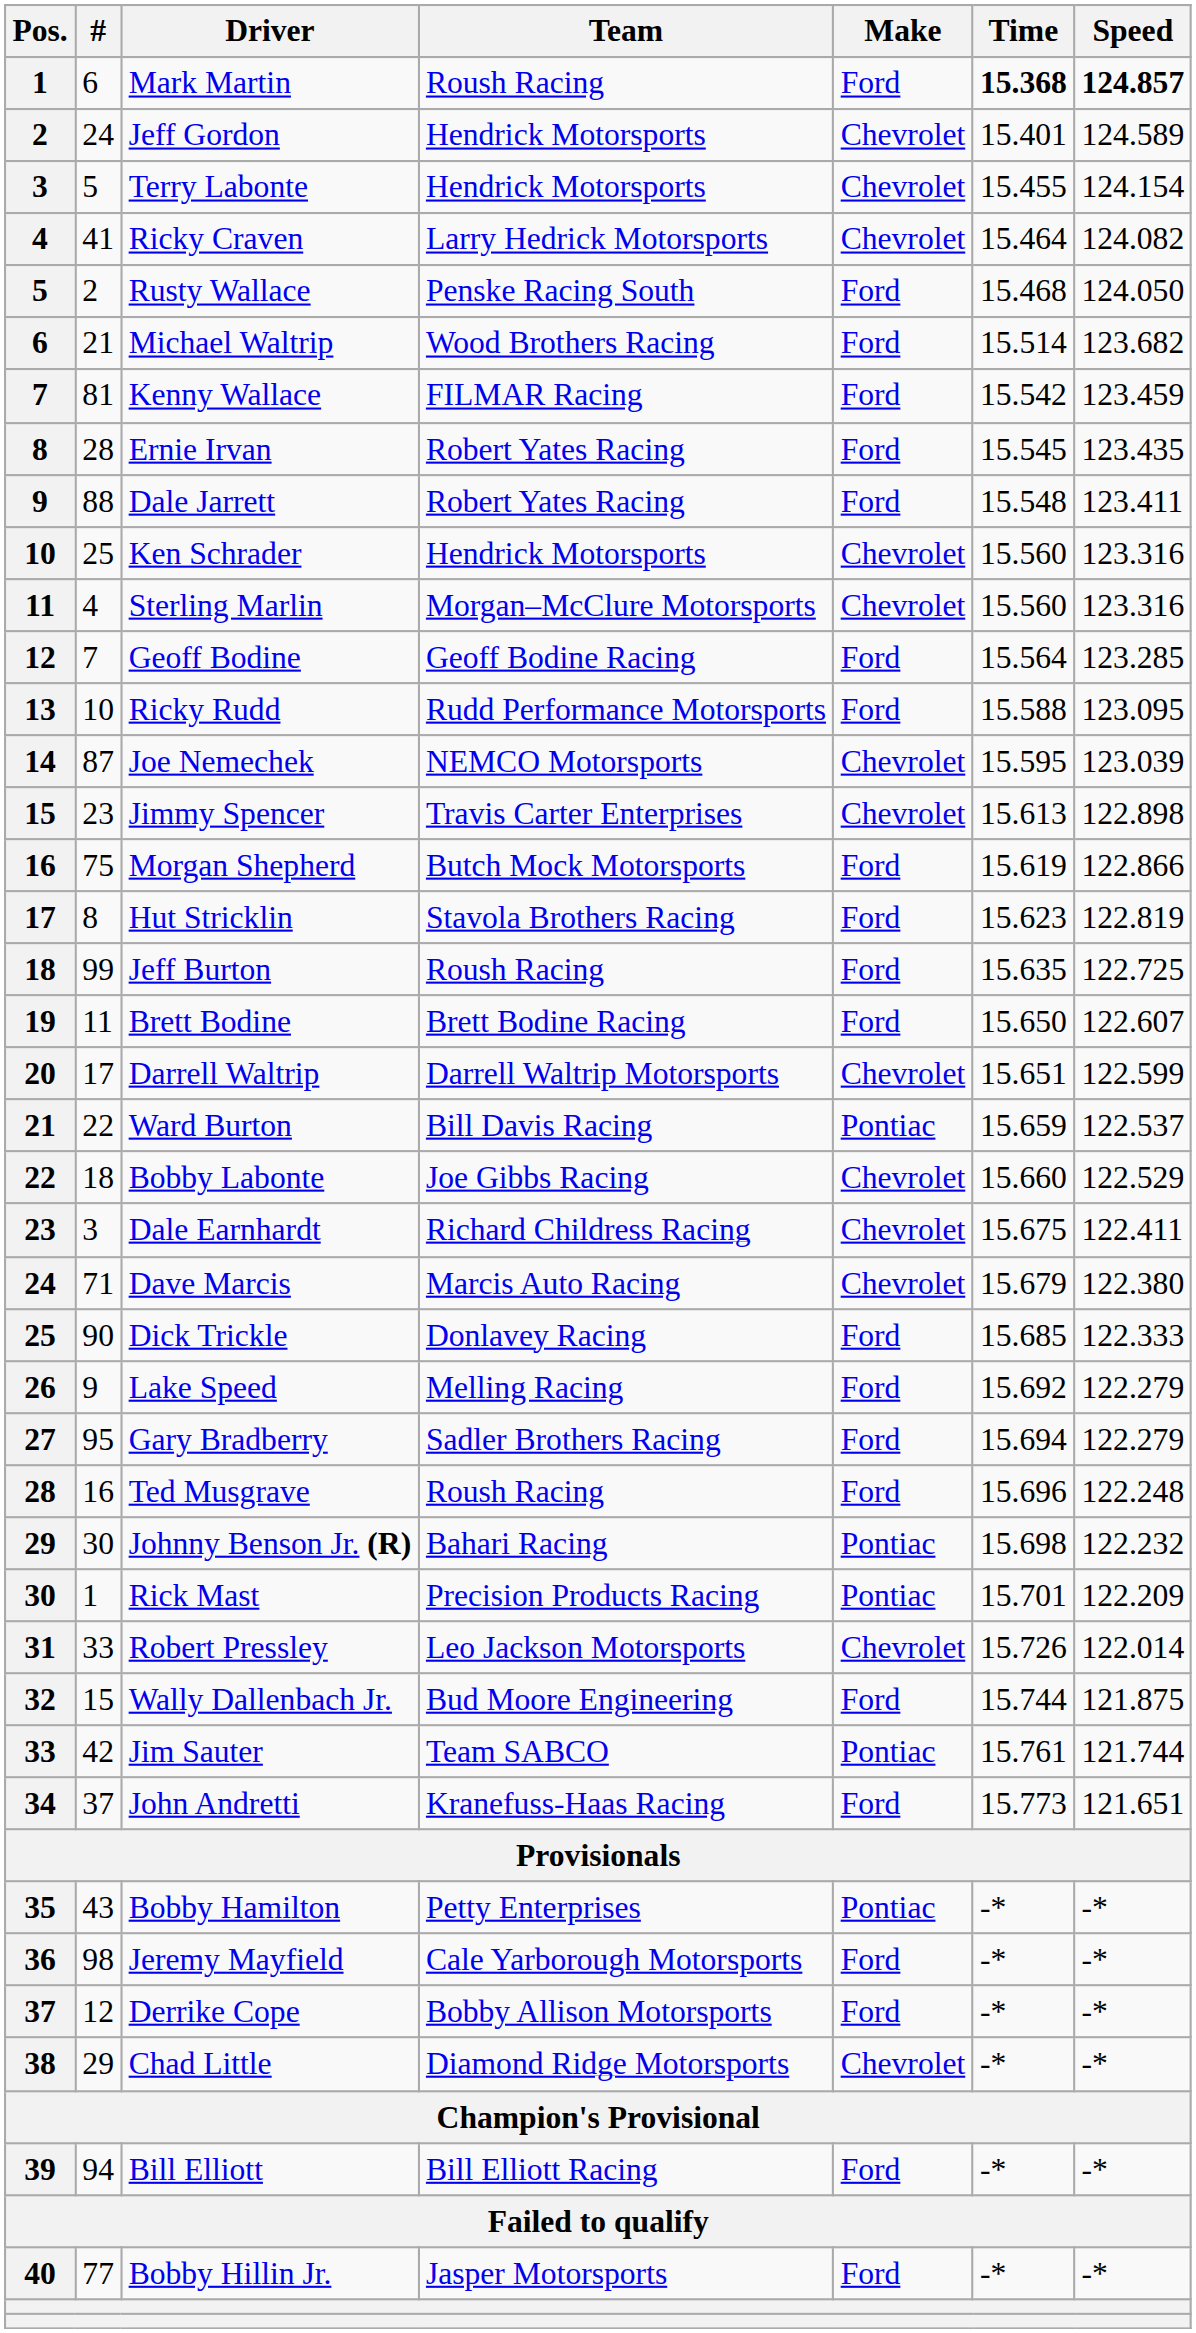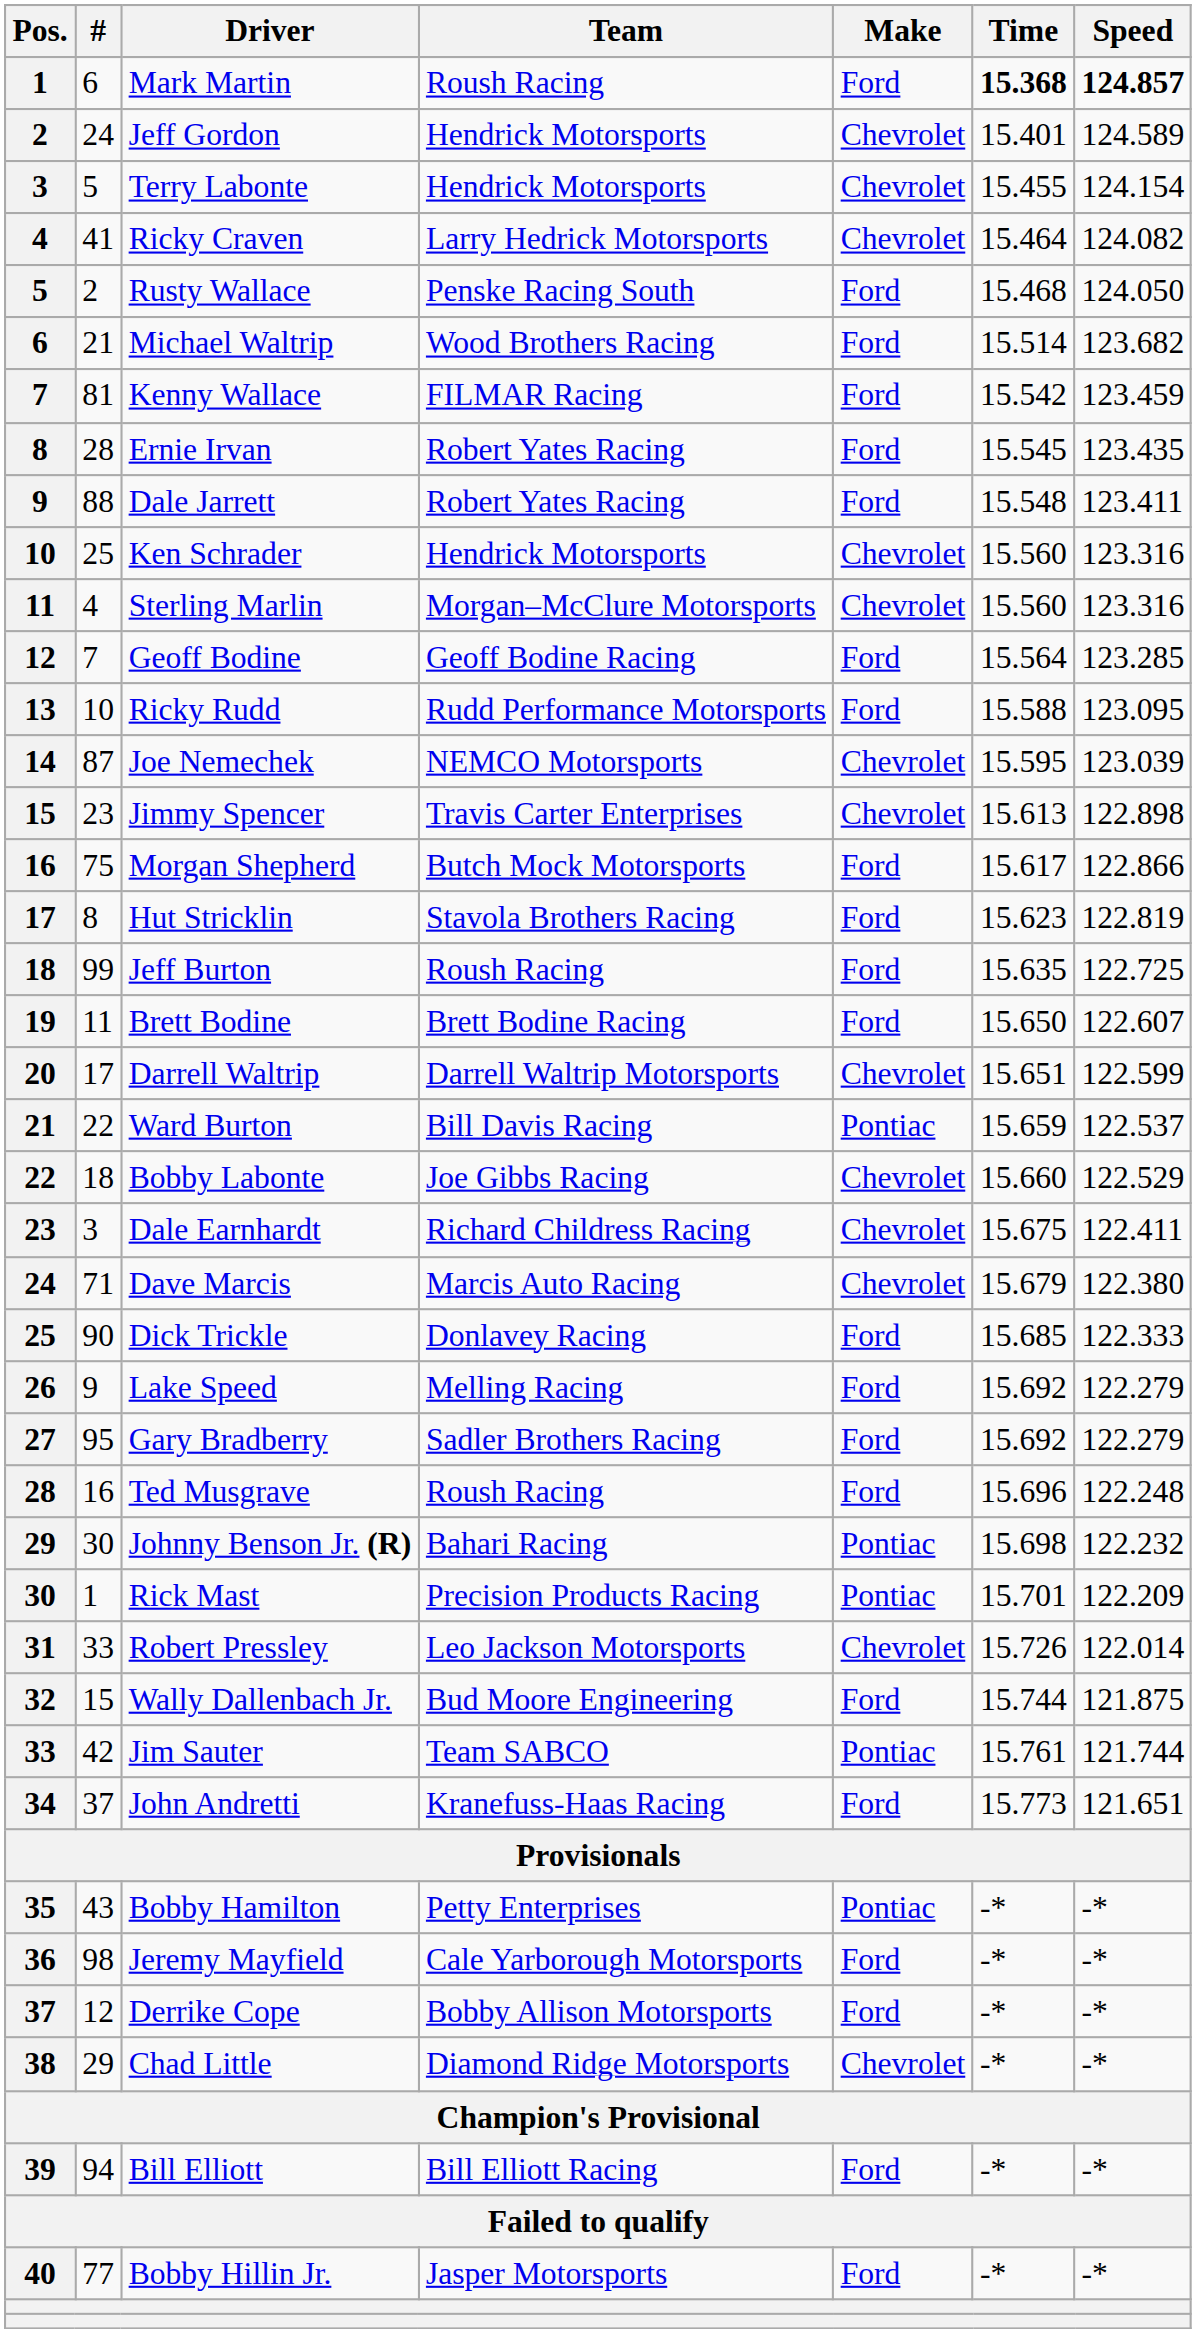(1023, 864) 15.619 -> (1023, 864) 15.617
(1023, 1438) 15.694 -> (1023, 1438) 15.692
